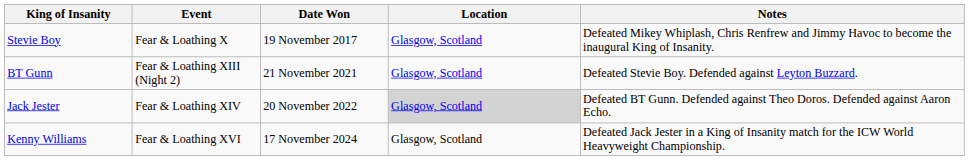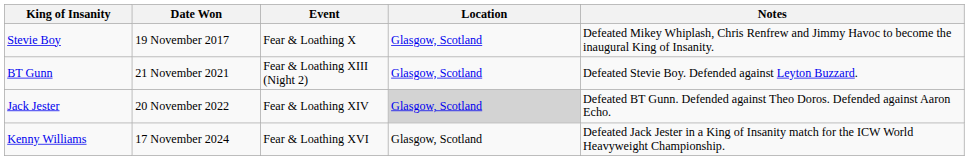columns swapped: (324, 14) <-> (196, 14)
